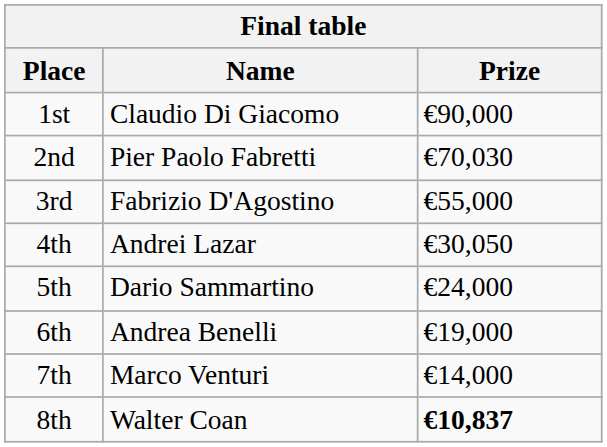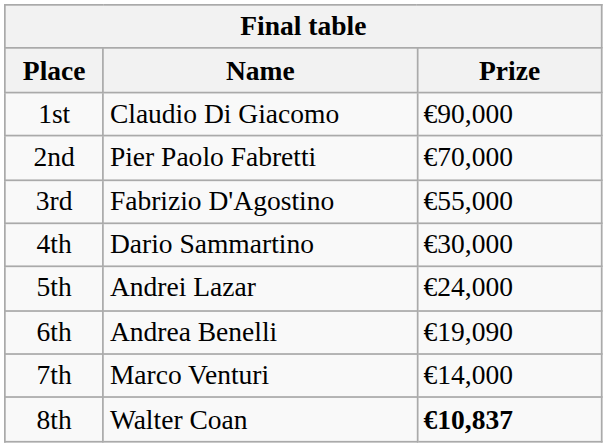(468, 157) €70,030 -> (468, 157) €70,000
(183, 244) Andrei Lazar -> (212, 244) Dario Sammartino
(468, 244) €30,050 -> (468, 244) €30,000
(212, 288) Dario Sammartino -> (183, 288) Andrei Lazar
(468, 331) €19,000 -> (468, 331) €19,090
